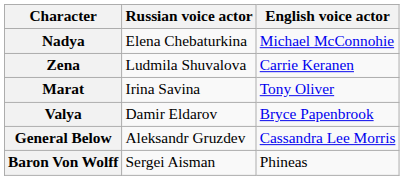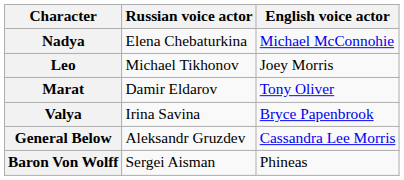+ row: (63, 65)
- row: (63, 65)
(163, 89) Irina Savina -> (171, 89) Damir Eldarov
(171, 114) Damir Eldarov -> (163, 114) Irina Savina
